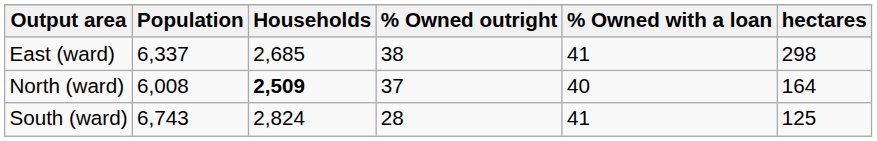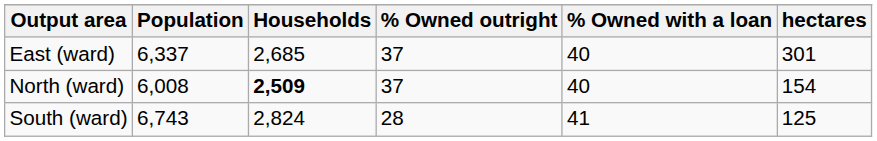(392, 53) 38 -> (392, 53) 37
(578, 53) 41 -> (578, 53) 40
(799, 53) 298 -> (799, 53) 301
(799, 86) 164 -> (799, 86) 154
